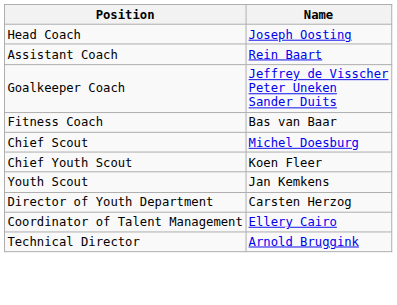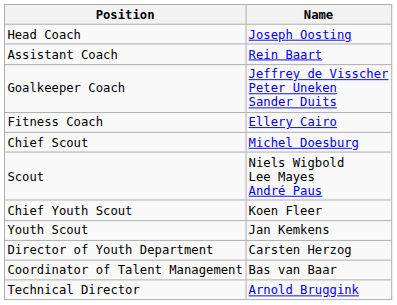(293, 122) Bas van Baar -> (293, 122) Ellery Cairo
+ row: (26, 176)
(293, 222) Ellery Cairo -> (293, 270) Bas van Baar
